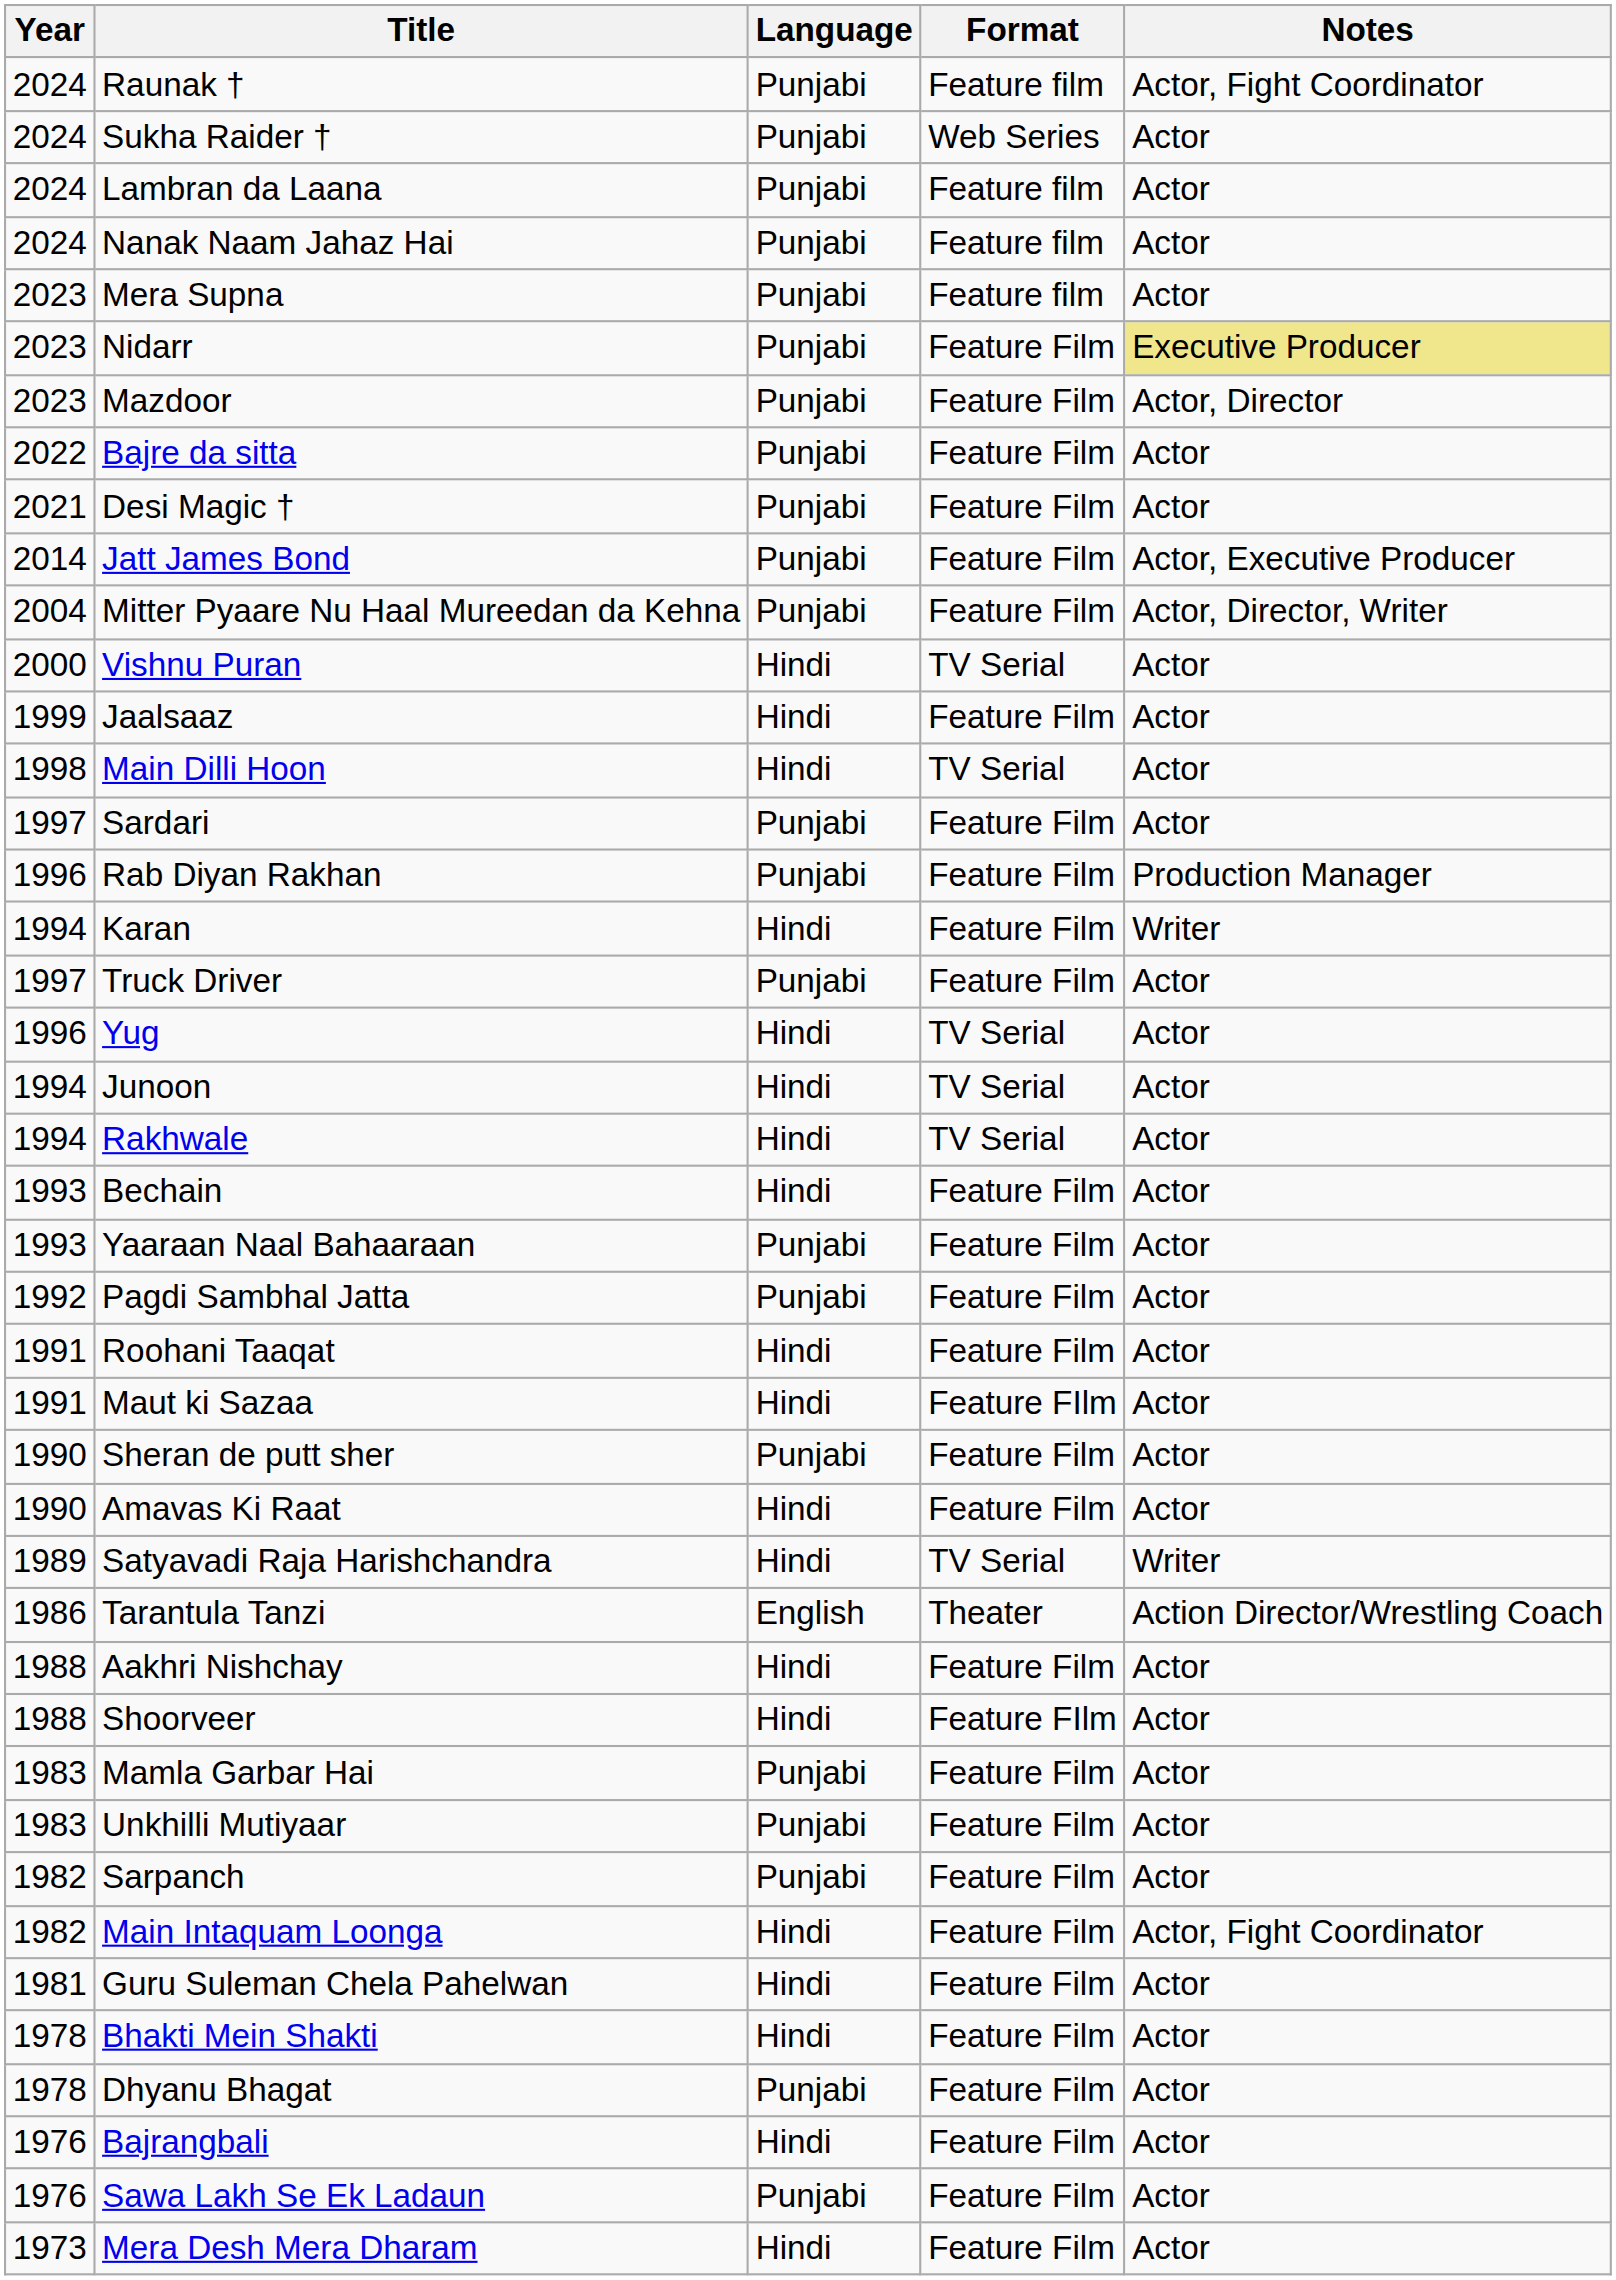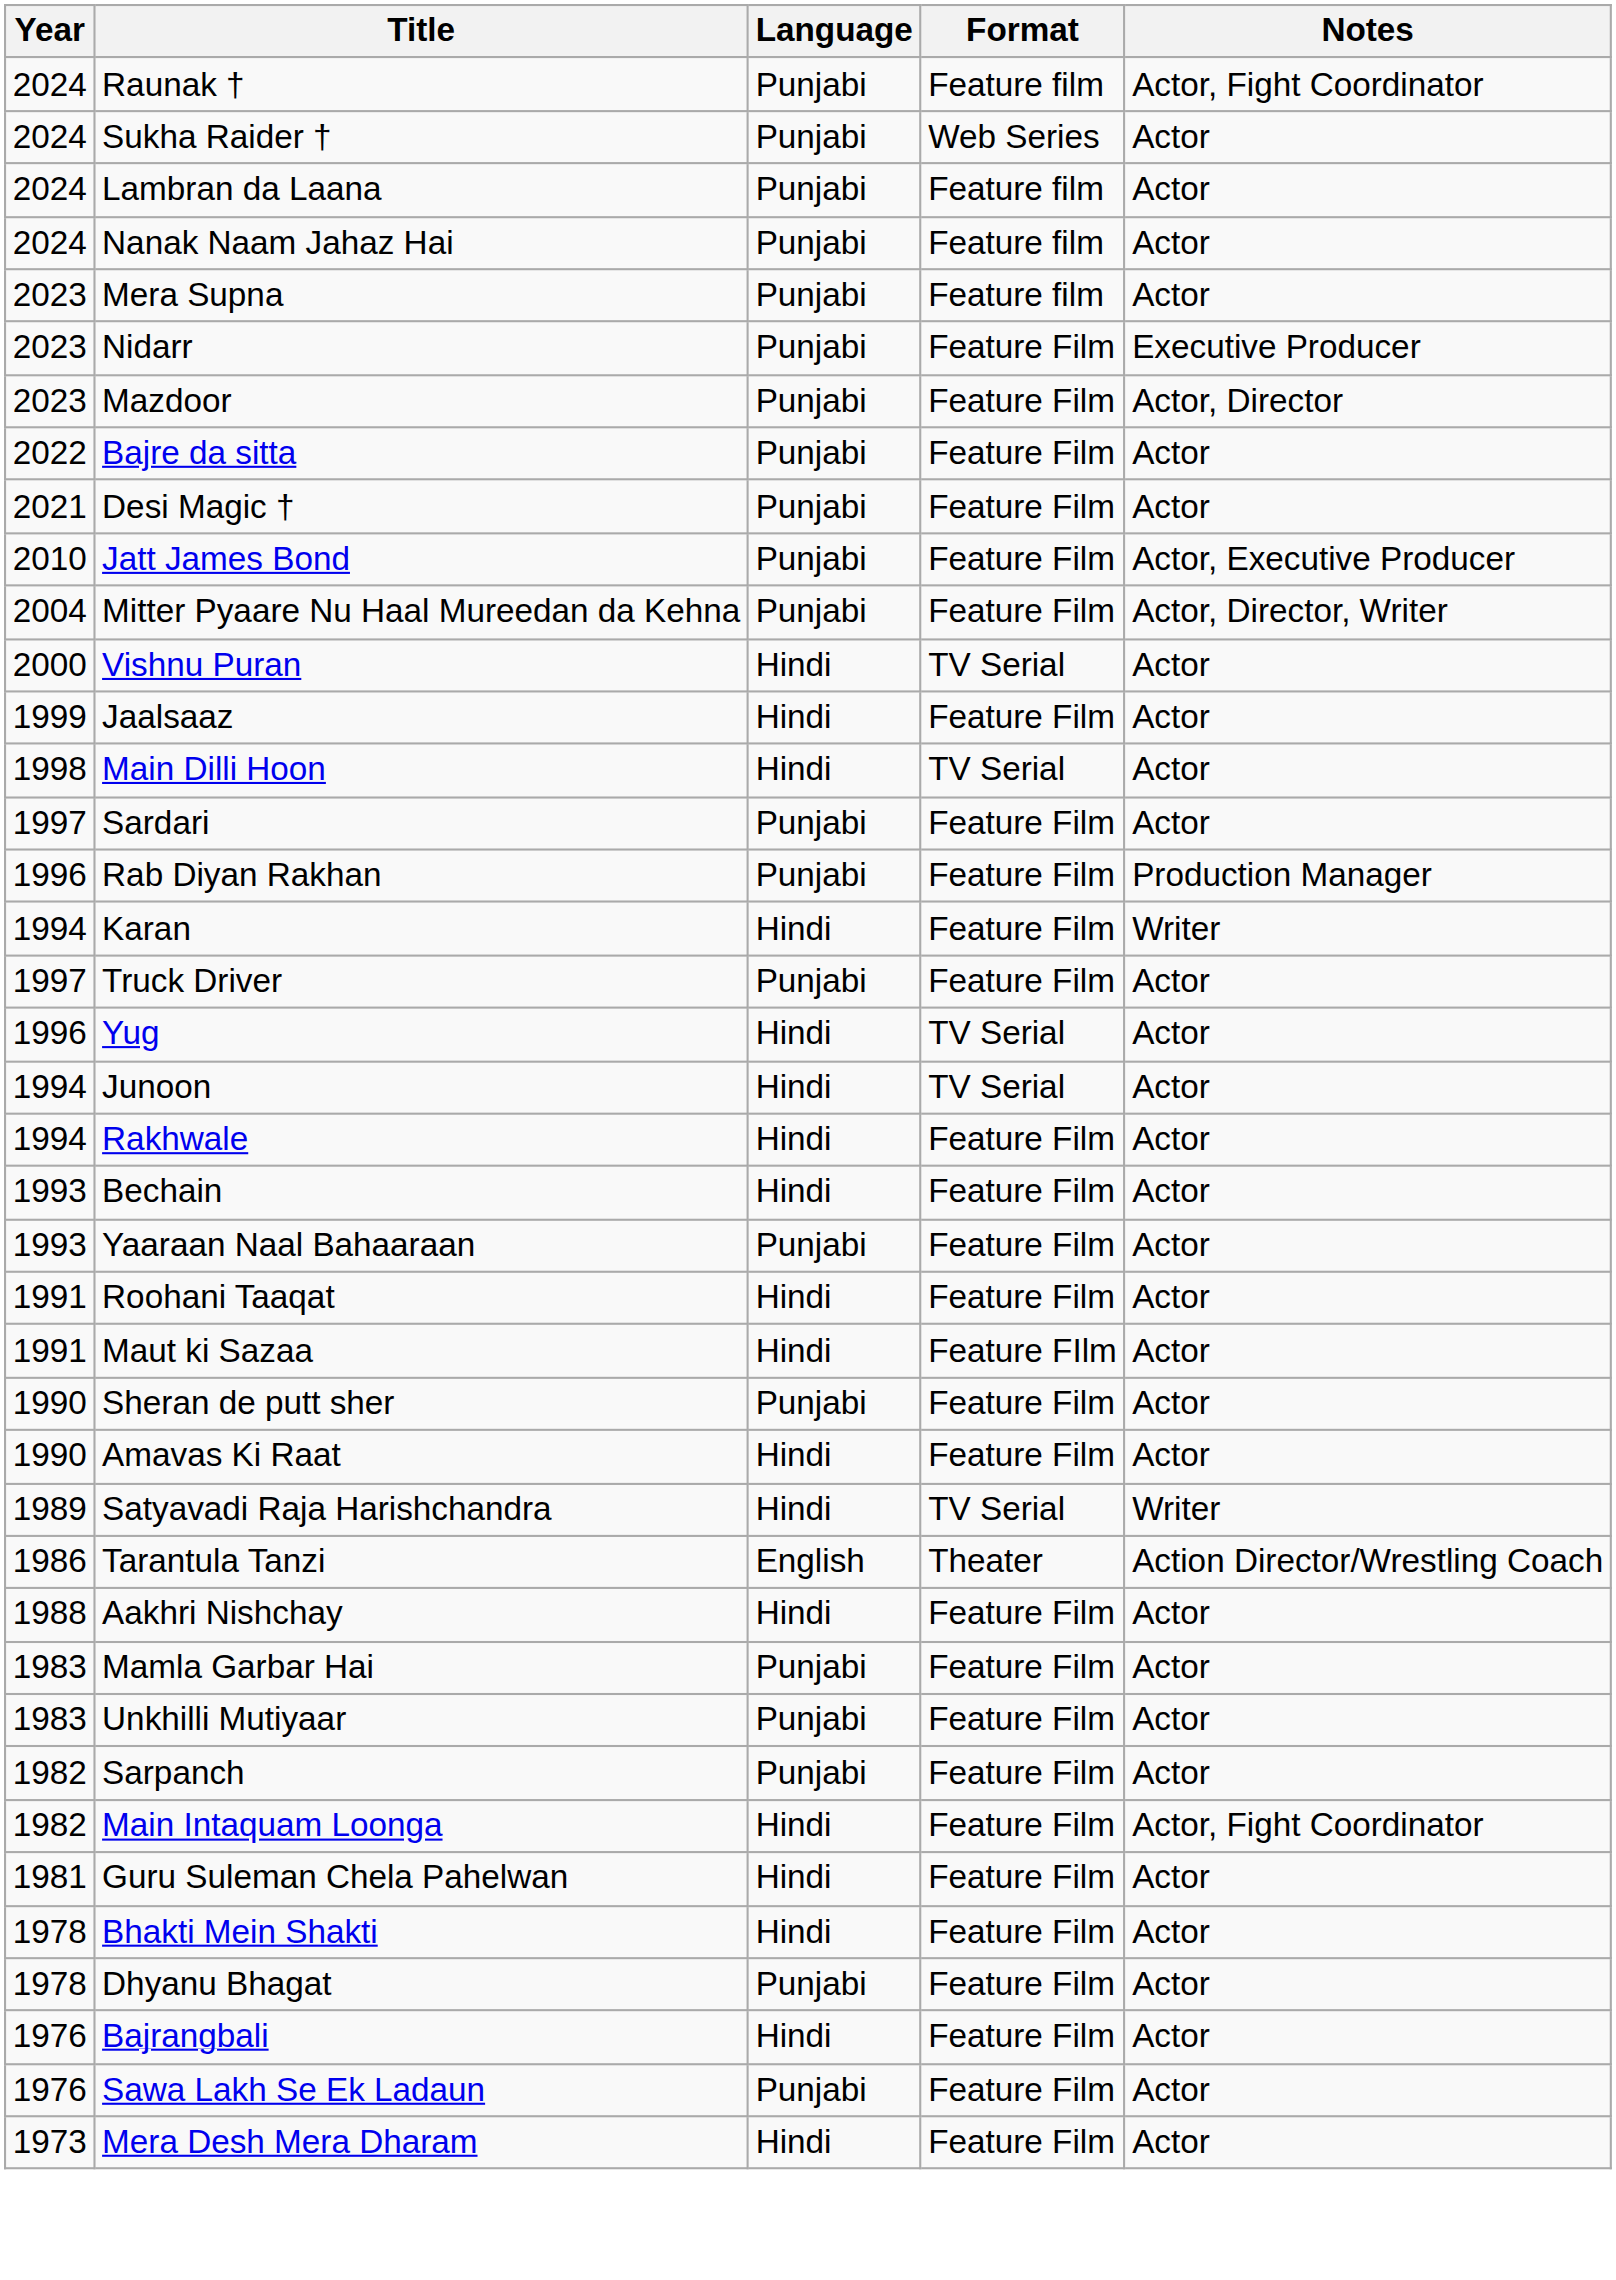(1276, 347) khaki background -> (1276, 347) no background
(50, 558) 2014 -> (50, 558) 2010
(997, 1139) TV Serial -> (1022, 1139) Feature Film
- row: (256, 1297)
- row: (179, 1719)
